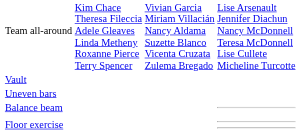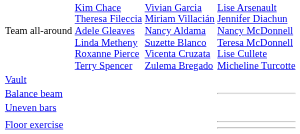rows swapped: (31, 93) <-> (34, 107)
